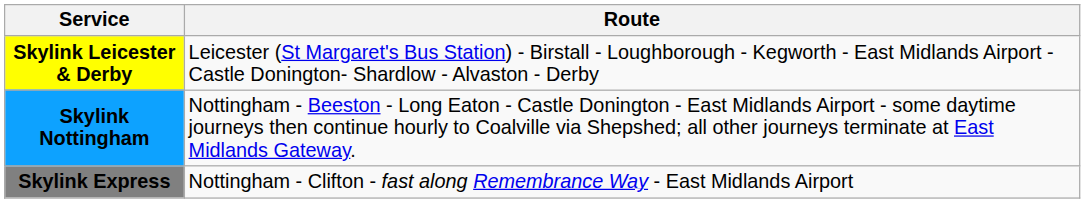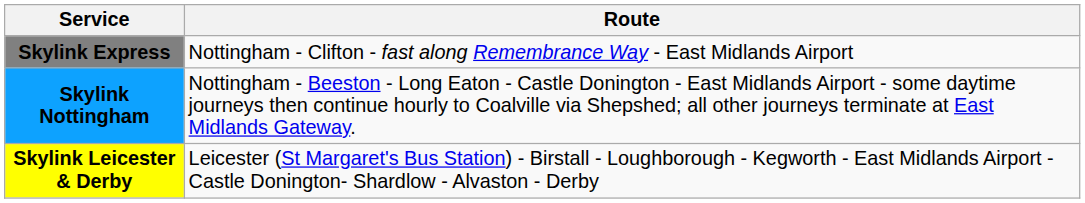rows swapped: (94, 62) <-> (94, 181)
